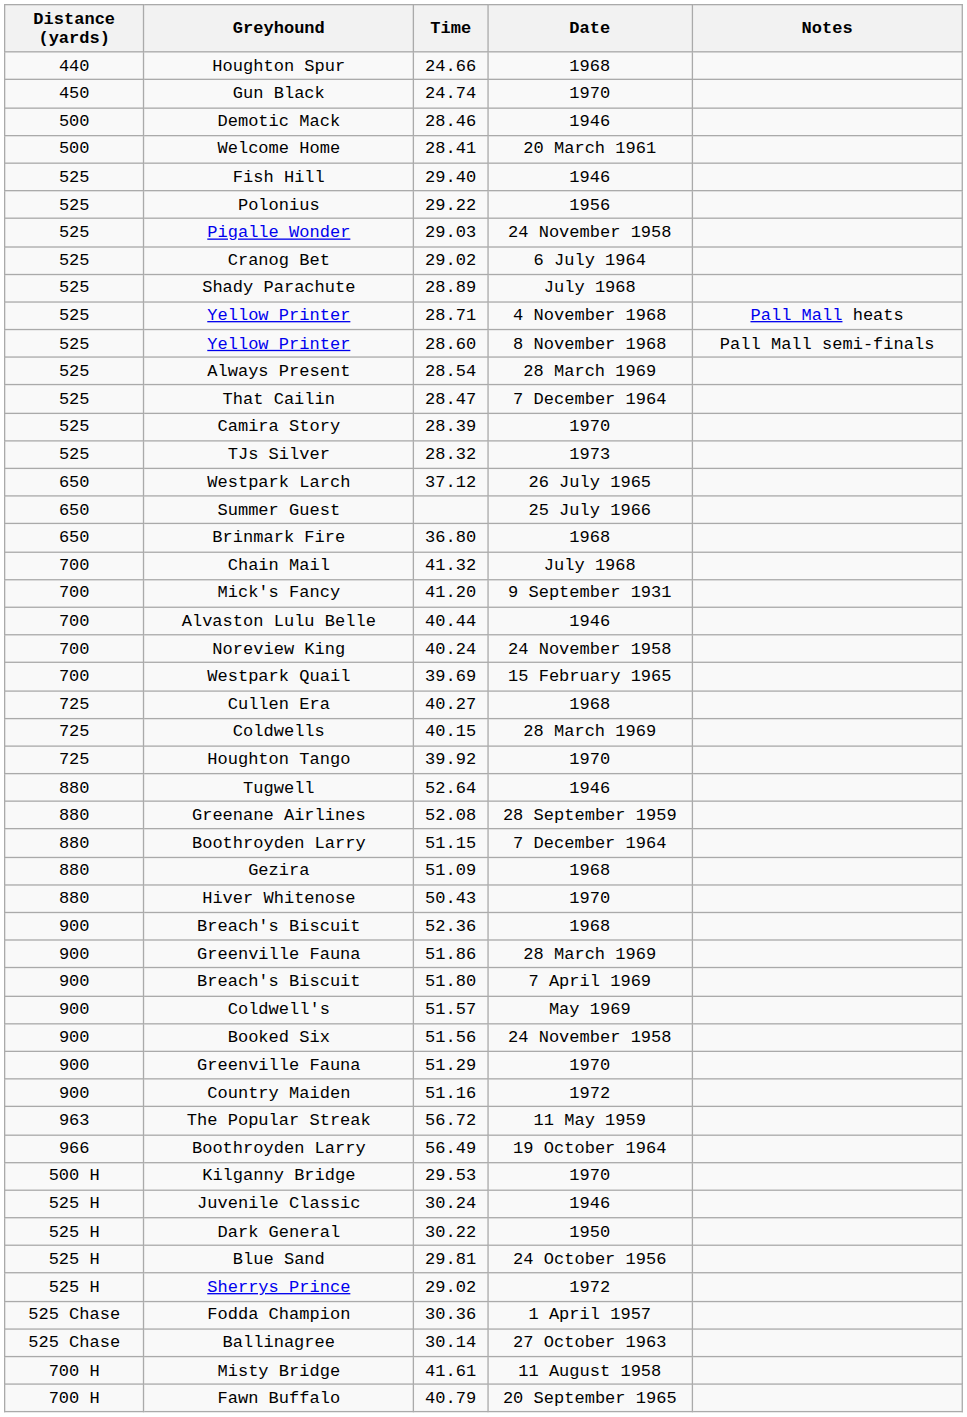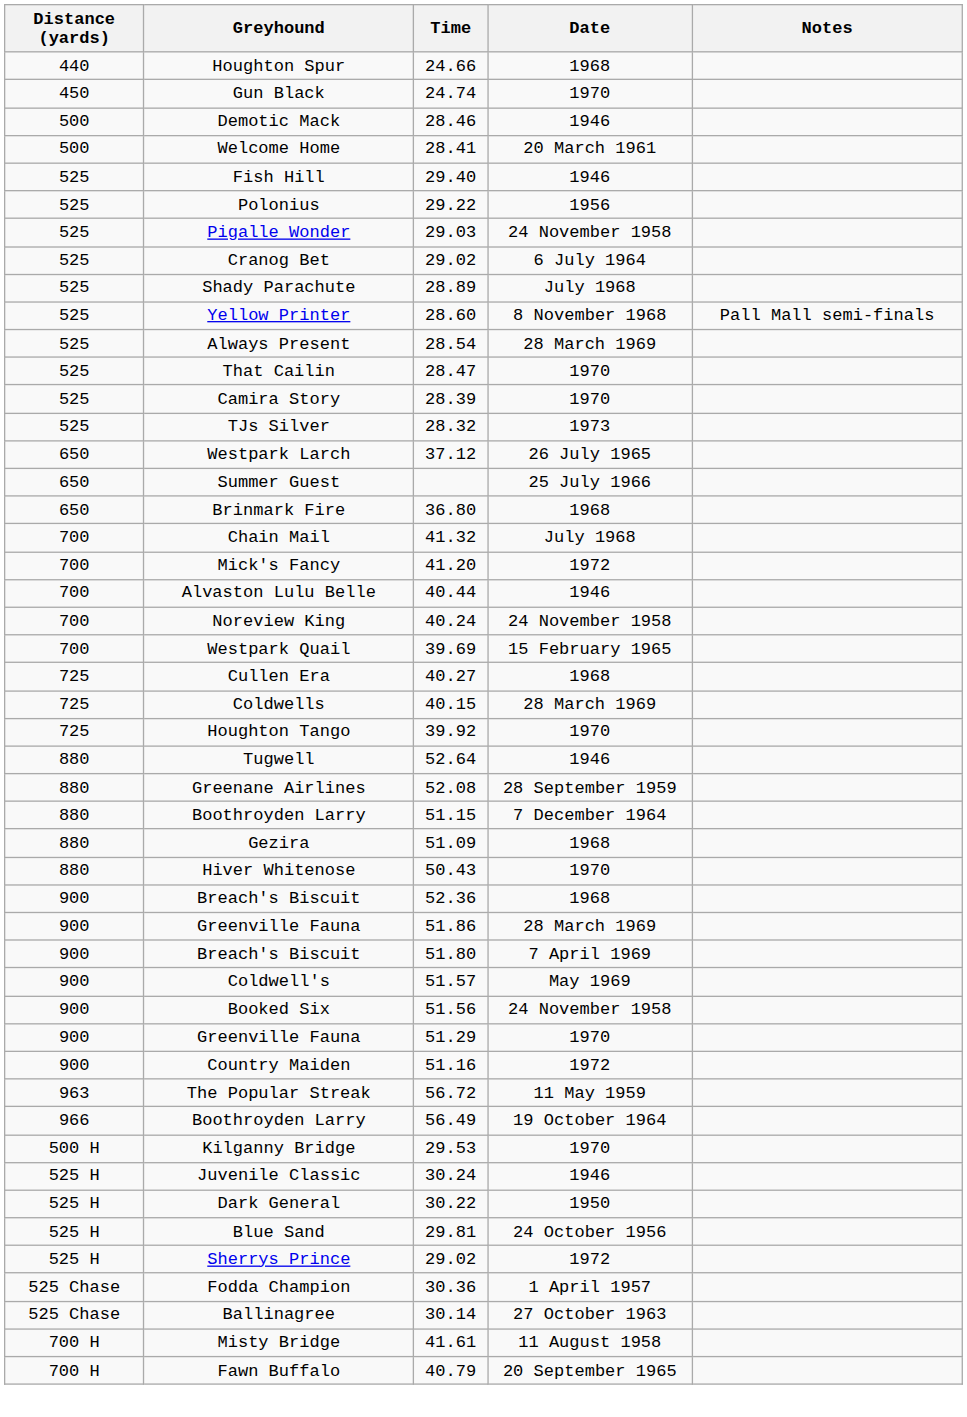- row: (279, 316)
(590, 399) 7 December 1964 -> (590, 371) 1970
(590, 593) 9 September 1931 -> (590, 566) 1972
